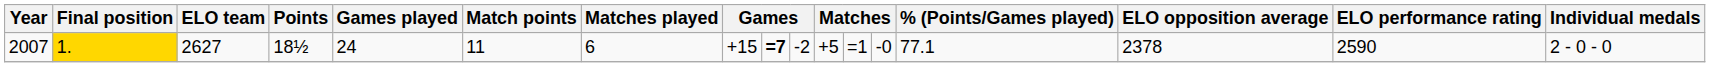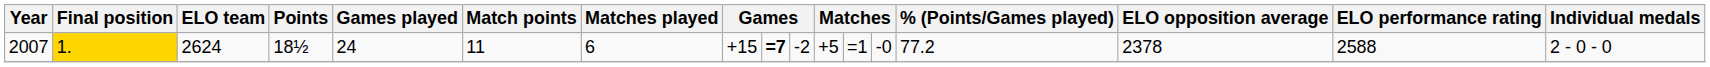(201, 47) 2627 -> (201, 47) 2624
(917, 47) 77.1 -> (917, 47) 77.2
(1357, 47) 2590 -> (1357, 47) 2588
